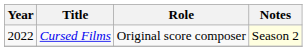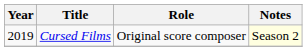(21, 35) 2022 -> (21, 35) 2019
